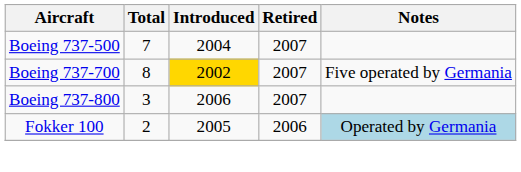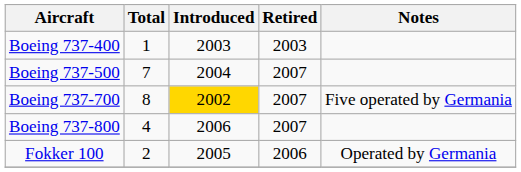+ row: (64, 45)
(146, 99) 3 -> (146, 126) 4
(418, 126) lightblue background -> (418, 153) no background
